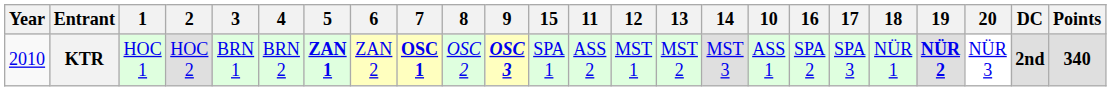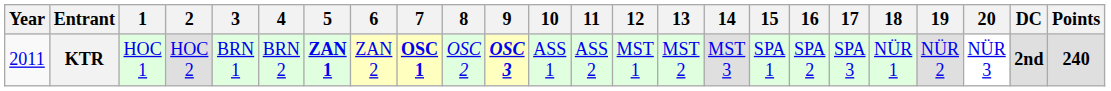columns swapped: (769, 19) <-> (549, 19)
(27, 59) 2010 -> (27, 59) 2011
(940, 59) bold -> (940, 59) normal
(1077, 59) 340 -> (1076, 59) 240
